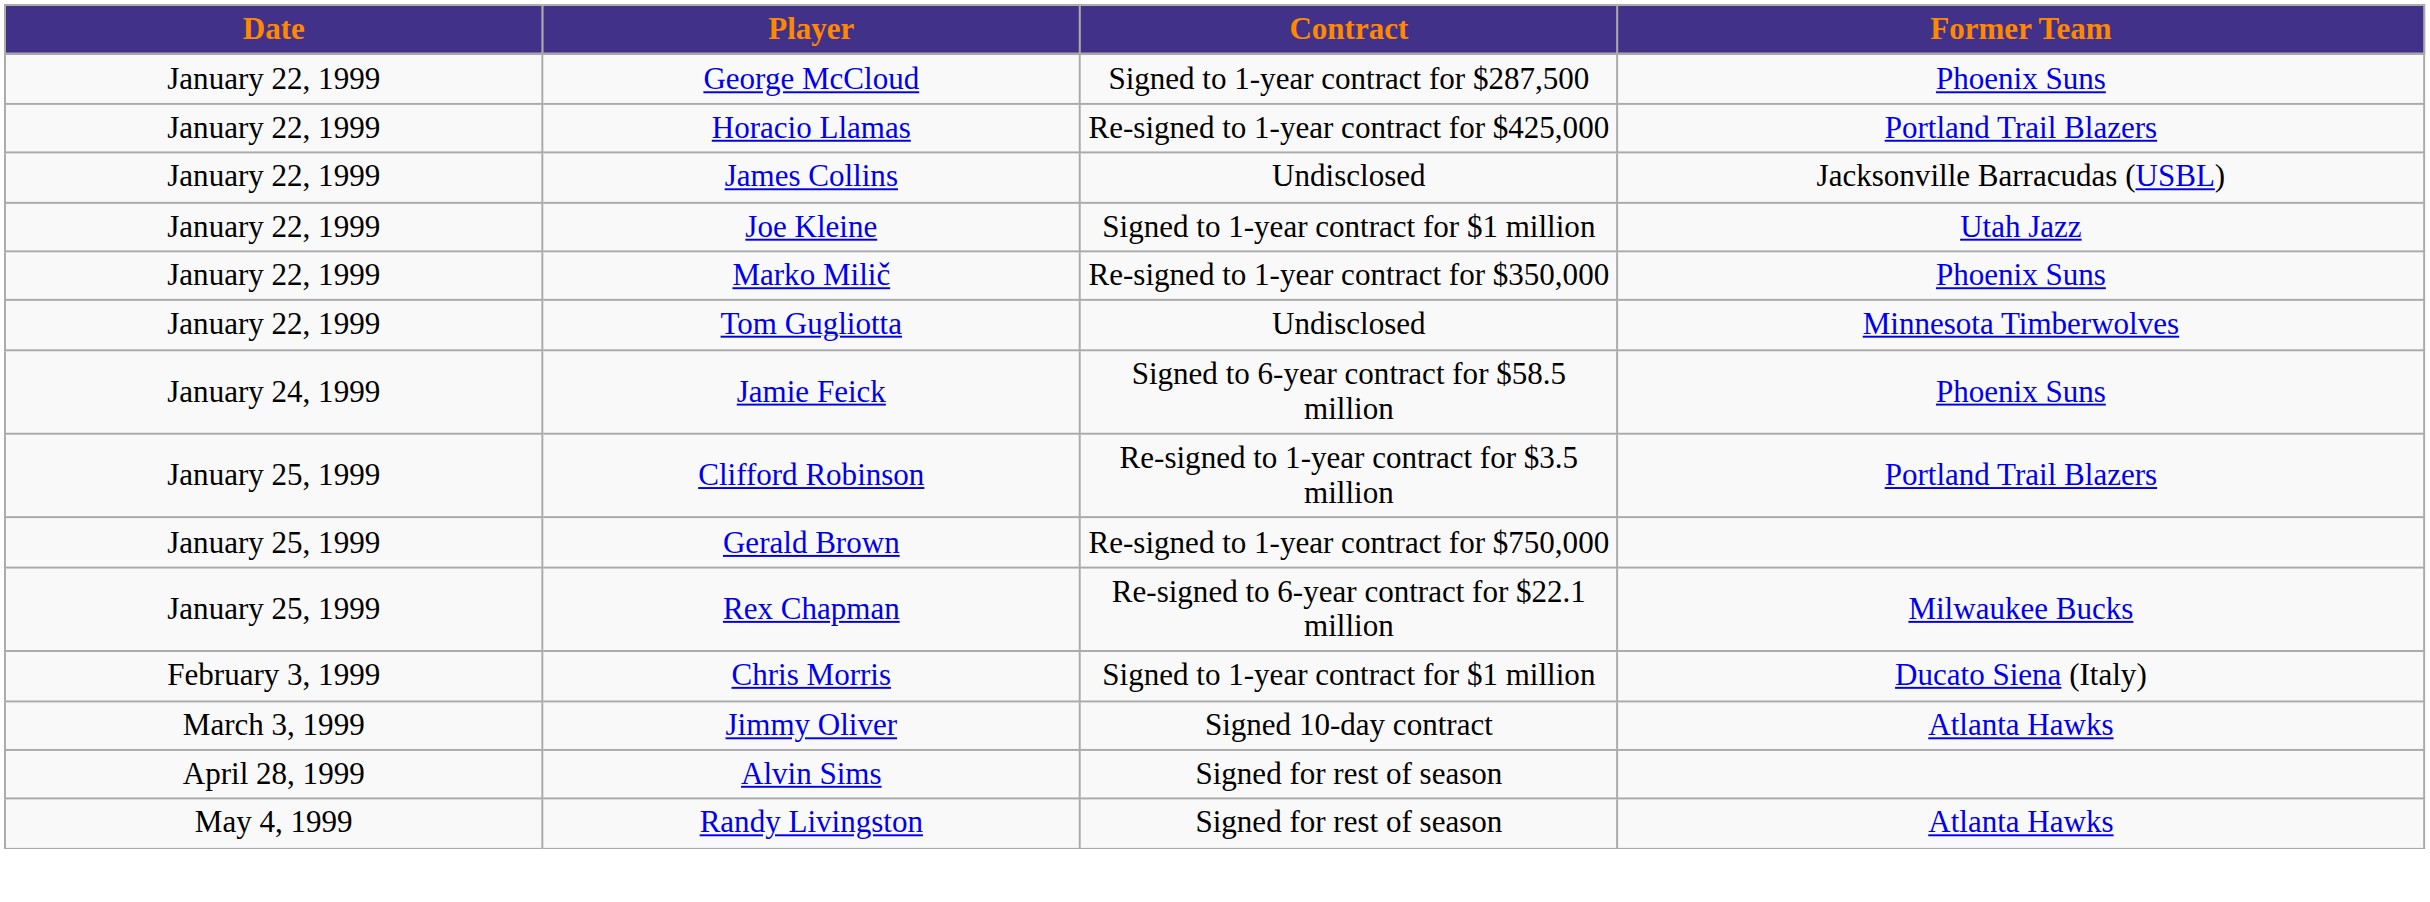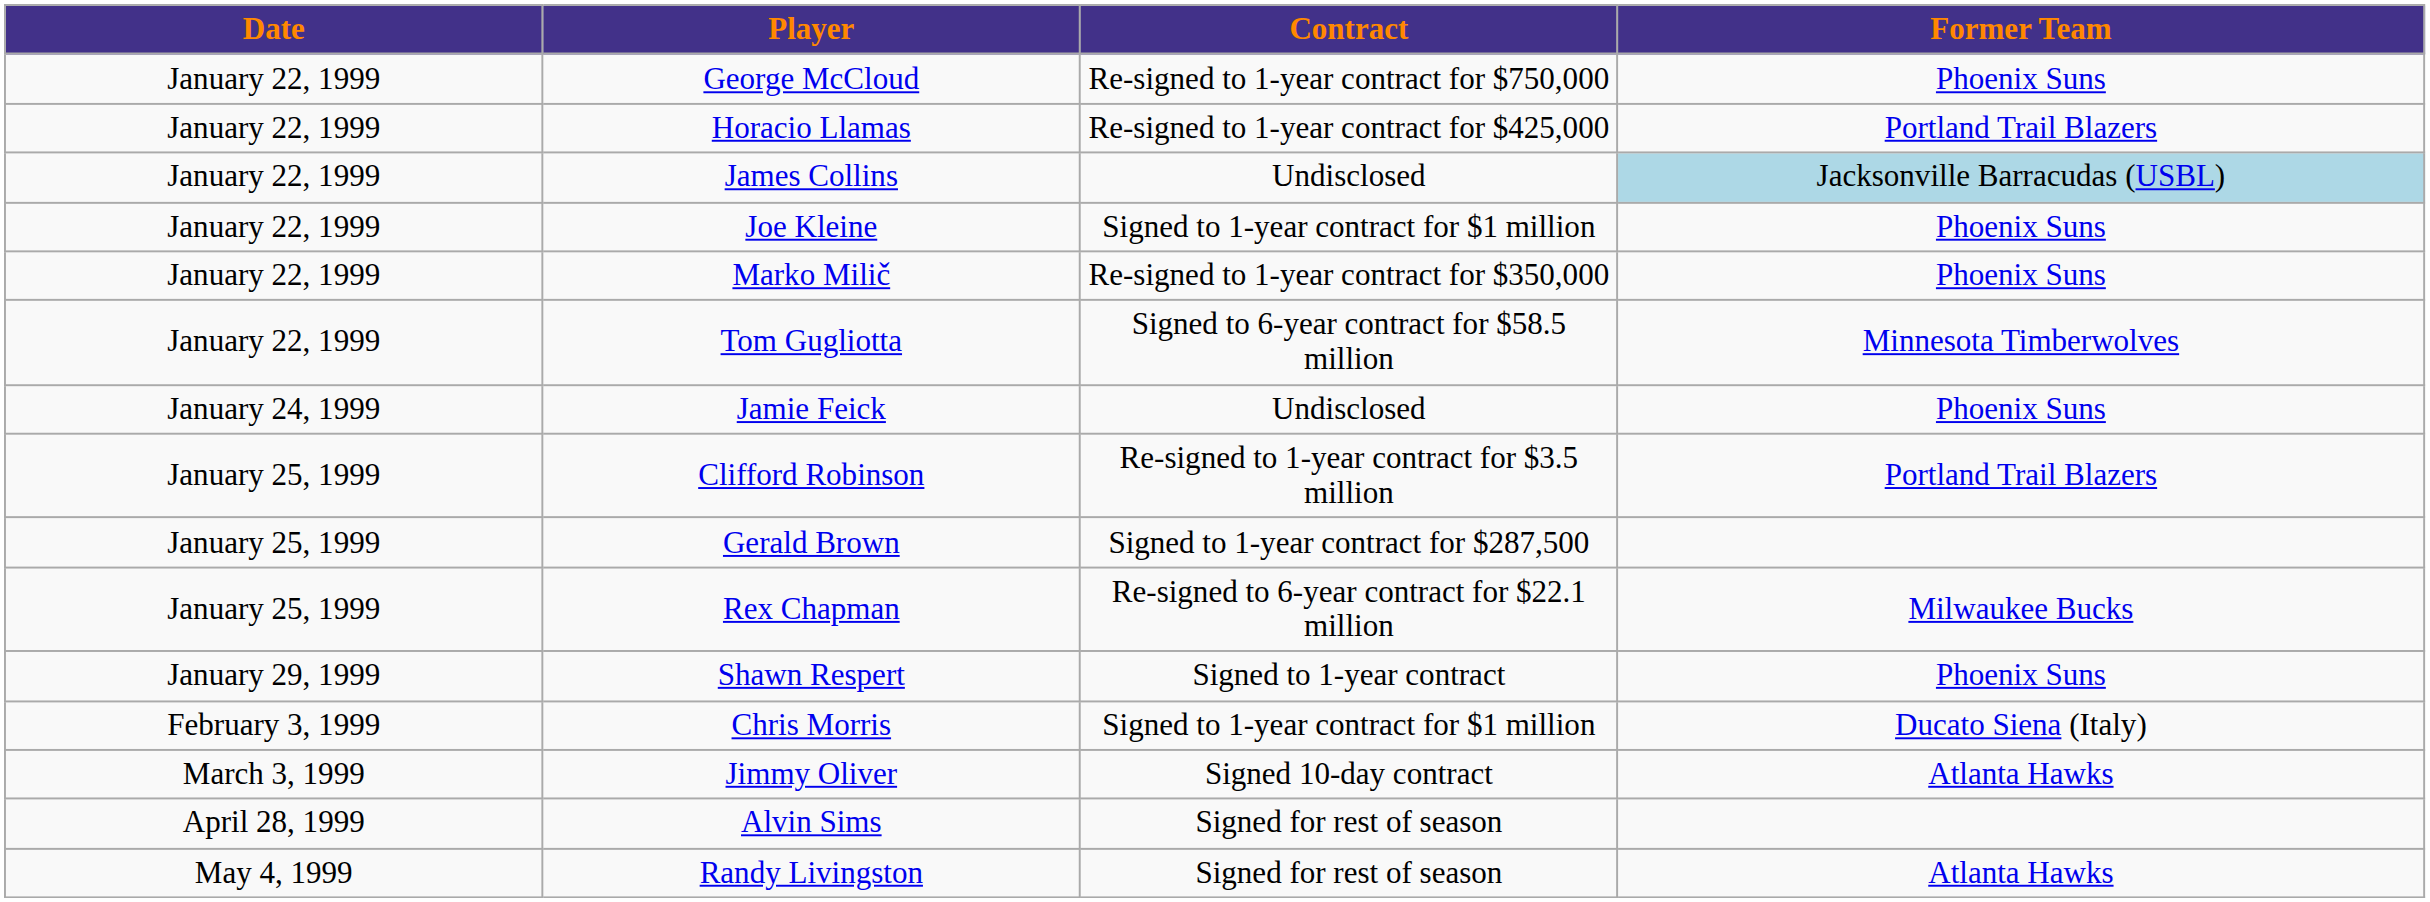(1349, 78) Signed to 1-year contract for $287,500 -> (1349, 78) Re-signed to 1-year contract for $750,000
(2021, 176) no background -> (2021, 176) lightblue background
(2021, 226) Utah Jazz -> (2021, 226) Phoenix Suns
(1349, 324) Undisclosed -> (1349, 341) Signed to 6-year contract for $58.5 million
(1349, 391) Signed to 6-year contract for $58.5 million -> (1349, 408) Undisclosed
(1349, 542) Re-signed to 1-year contract for $750,000 -> (1349, 542) Signed to 1-year contract for $287,500
+ row: (811, 675)
